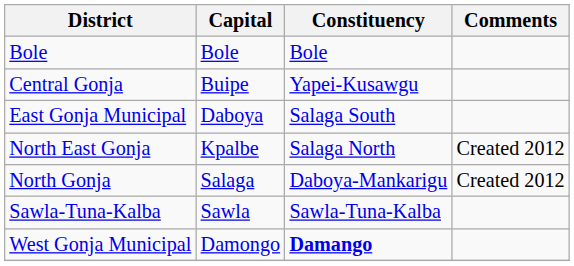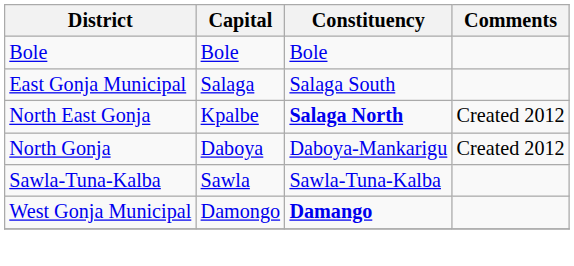- row: (66, 84)
(232, 116) Daboya -> (227, 84) Salaga
(342, 148) normal -> (346, 116) bold
(227, 180) Salaga -> (232, 148) Daboya
